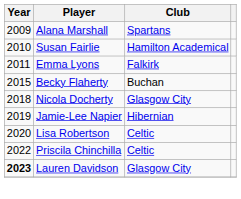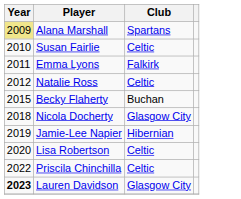(19, 30) no background -> (19, 30) khaki background
(178, 47) Hamilton Academical -> (141, 47) Celtic
+ row: (67, 82)
